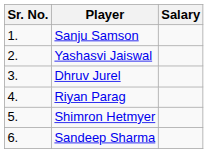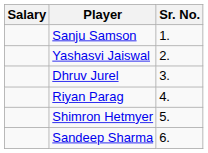columns swapped: (28, 14) <-> (181, 14)
